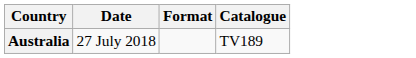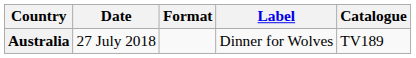+ column: (276, 16)
